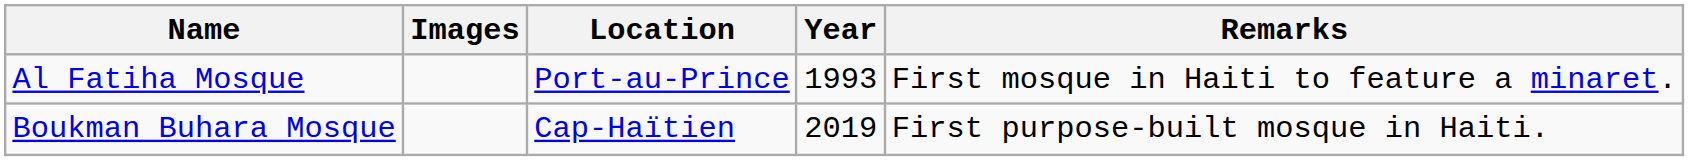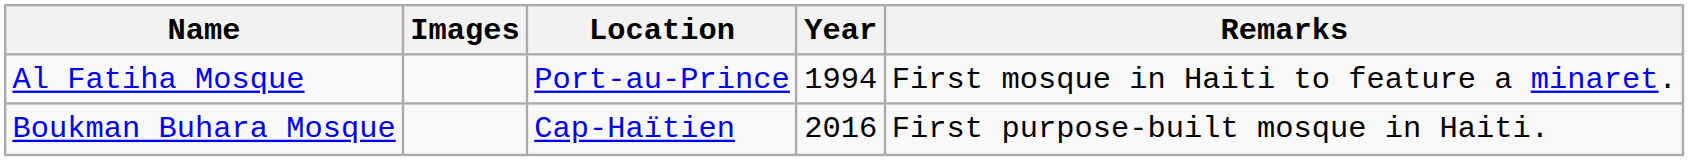(841, 80) 1993 -> (841, 80) 1994
(841, 129) 2019 -> (841, 129) 2016
